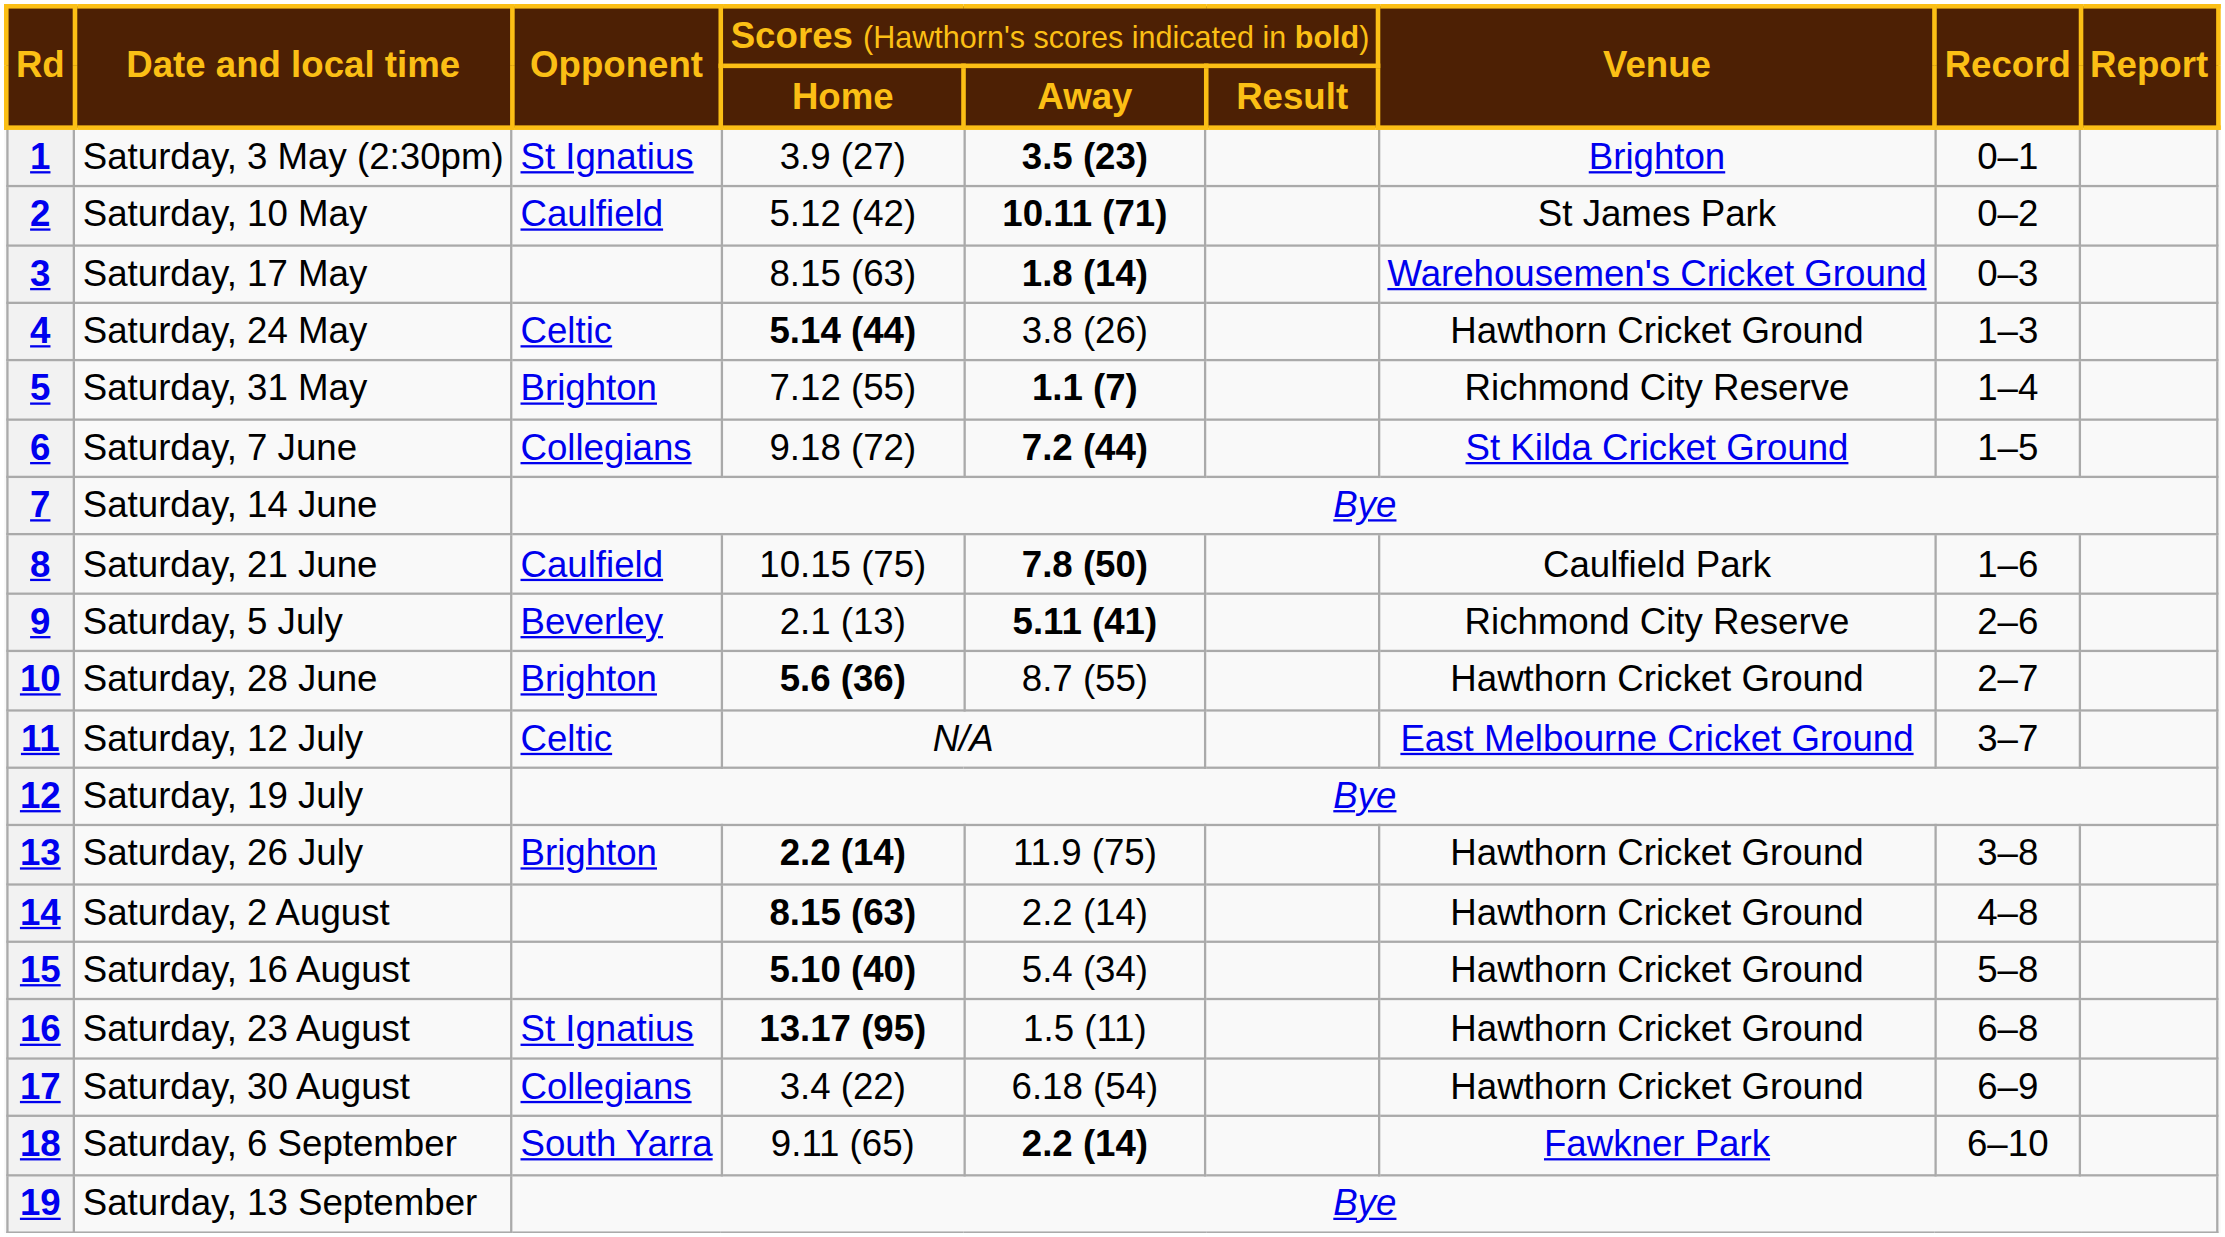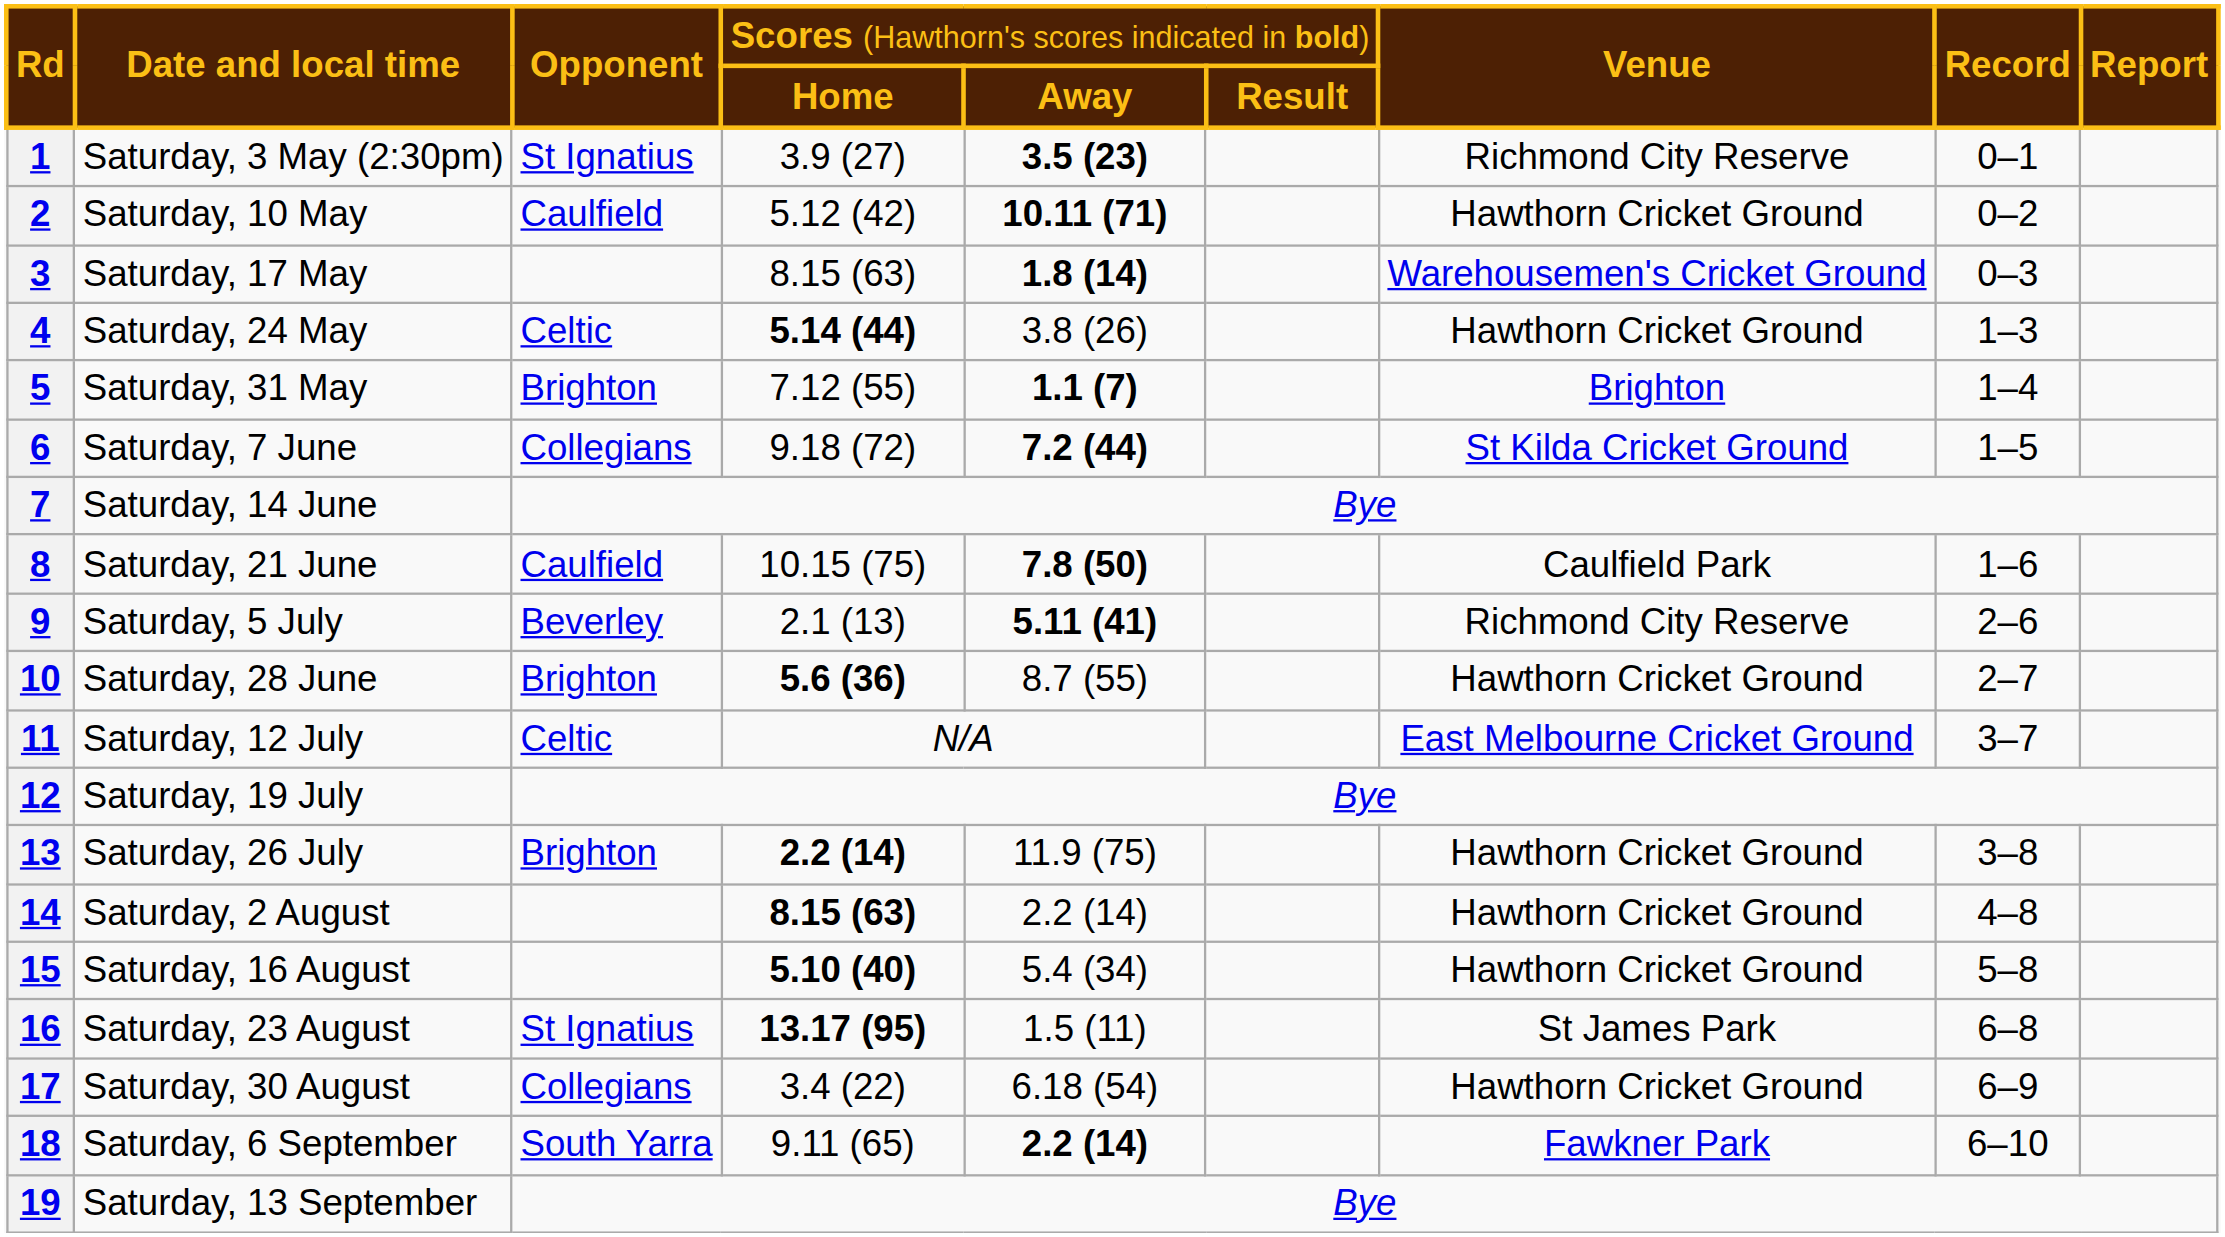(1657, 156) Brighton -> (1657, 156) Richmond City Reserve
(1657, 214) St James Park -> (1657, 214) Hawthorn Cricket Ground
(1657, 389) Richmond City Reserve -> (1657, 389) Brighton
(1657, 1028) Hawthorn Cricket Ground -> (1657, 1028) St James Park
